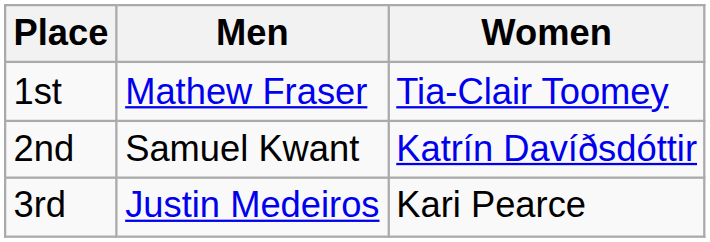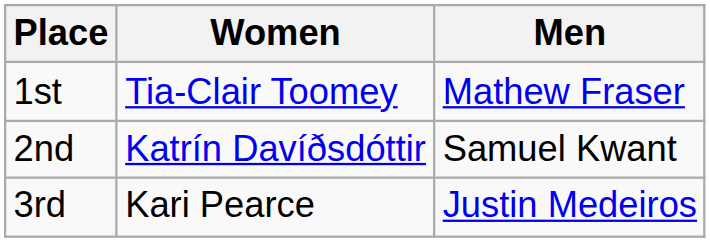columns swapped: (252, 33) <-> (547, 33)
